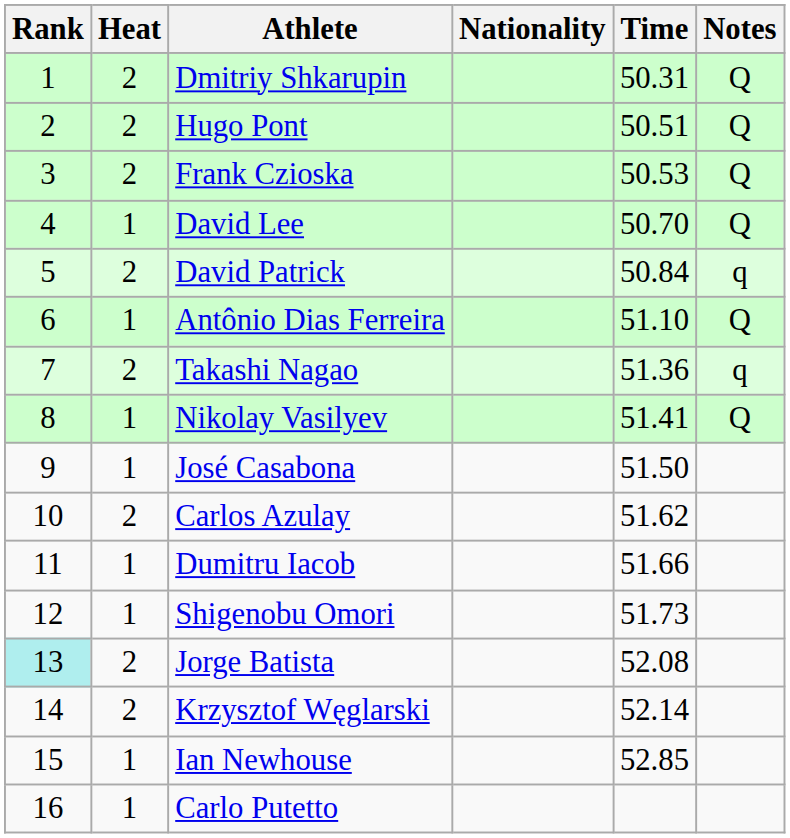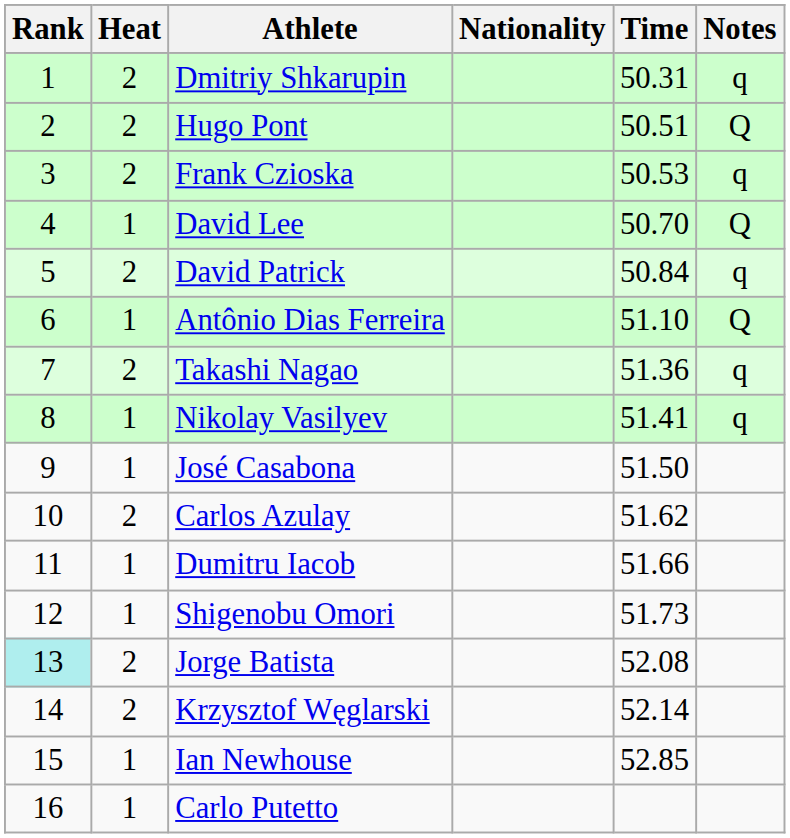(740, 77) Q -> (740, 77) q
(740, 175) Q -> (740, 175) q
(740, 418) Q -> (740, 418) q
